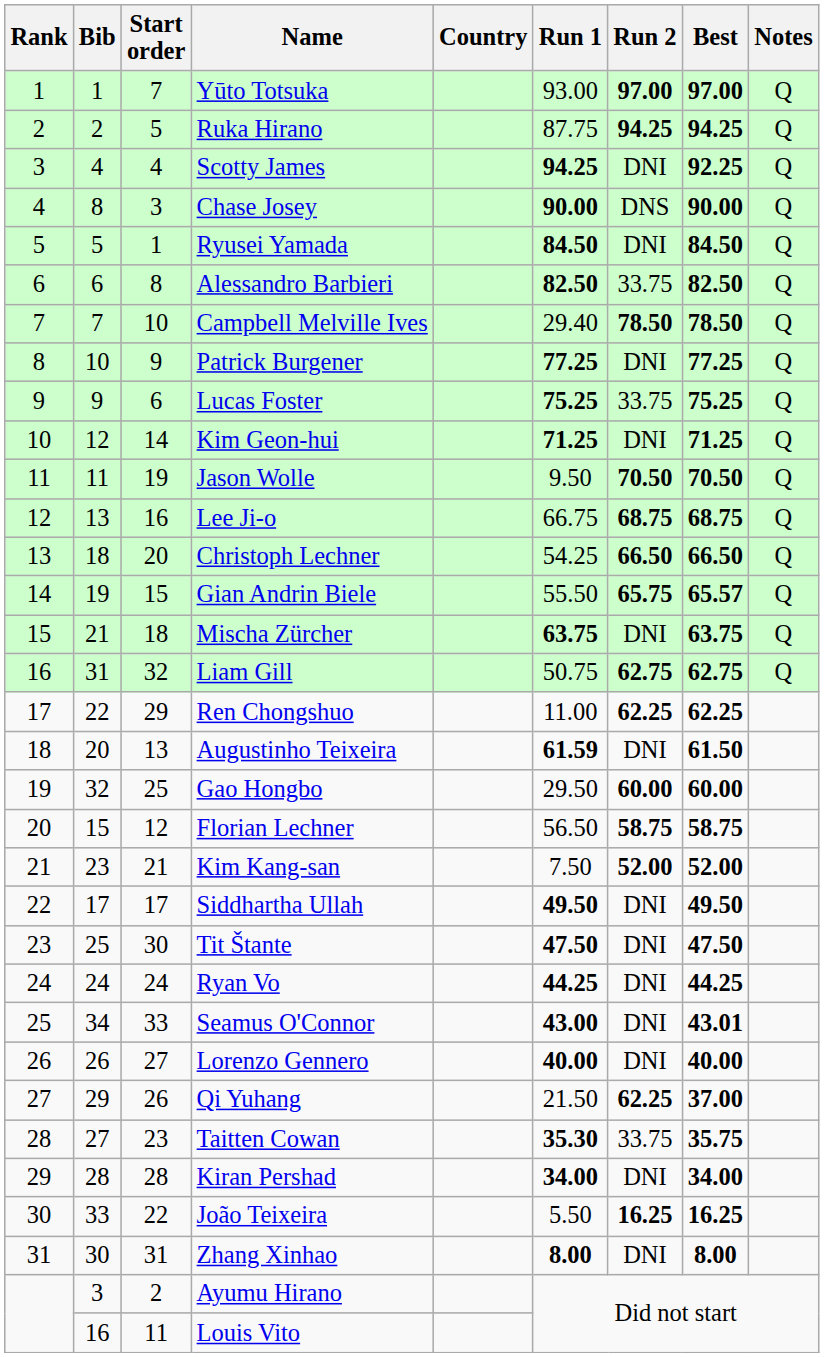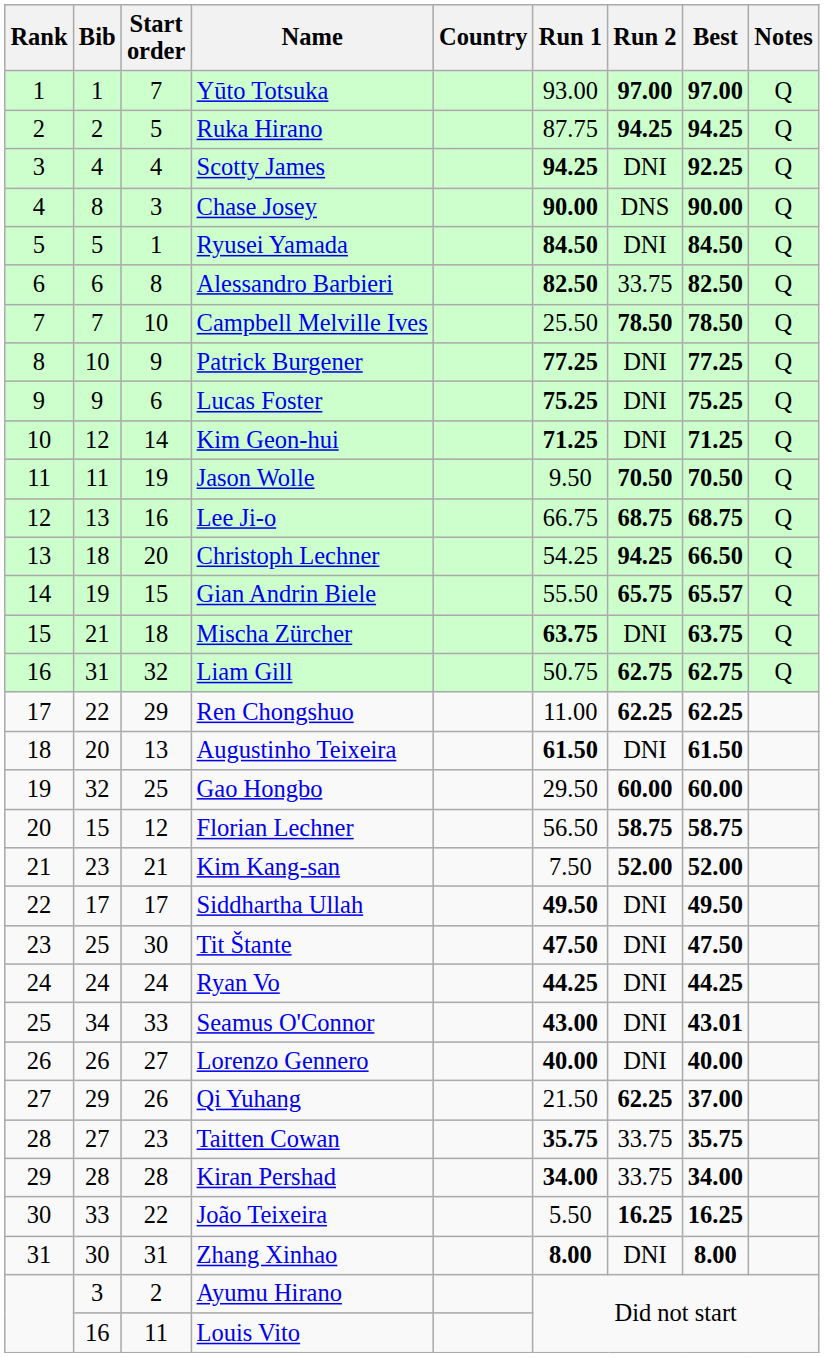(570, 323) 29.40 -> (570, 323) 25.50
(645, 400) 33.75 -> (645, 400) DNI
(645, 556) 66.50 -> (645, 556) 94.25
(570, 750) 61.59 -> (570, 750) 61.50
(570, 1138) 35.30 -> (570, 1138) 35.75
(645, 1177) DNI -> (645, 1177) 33.75
